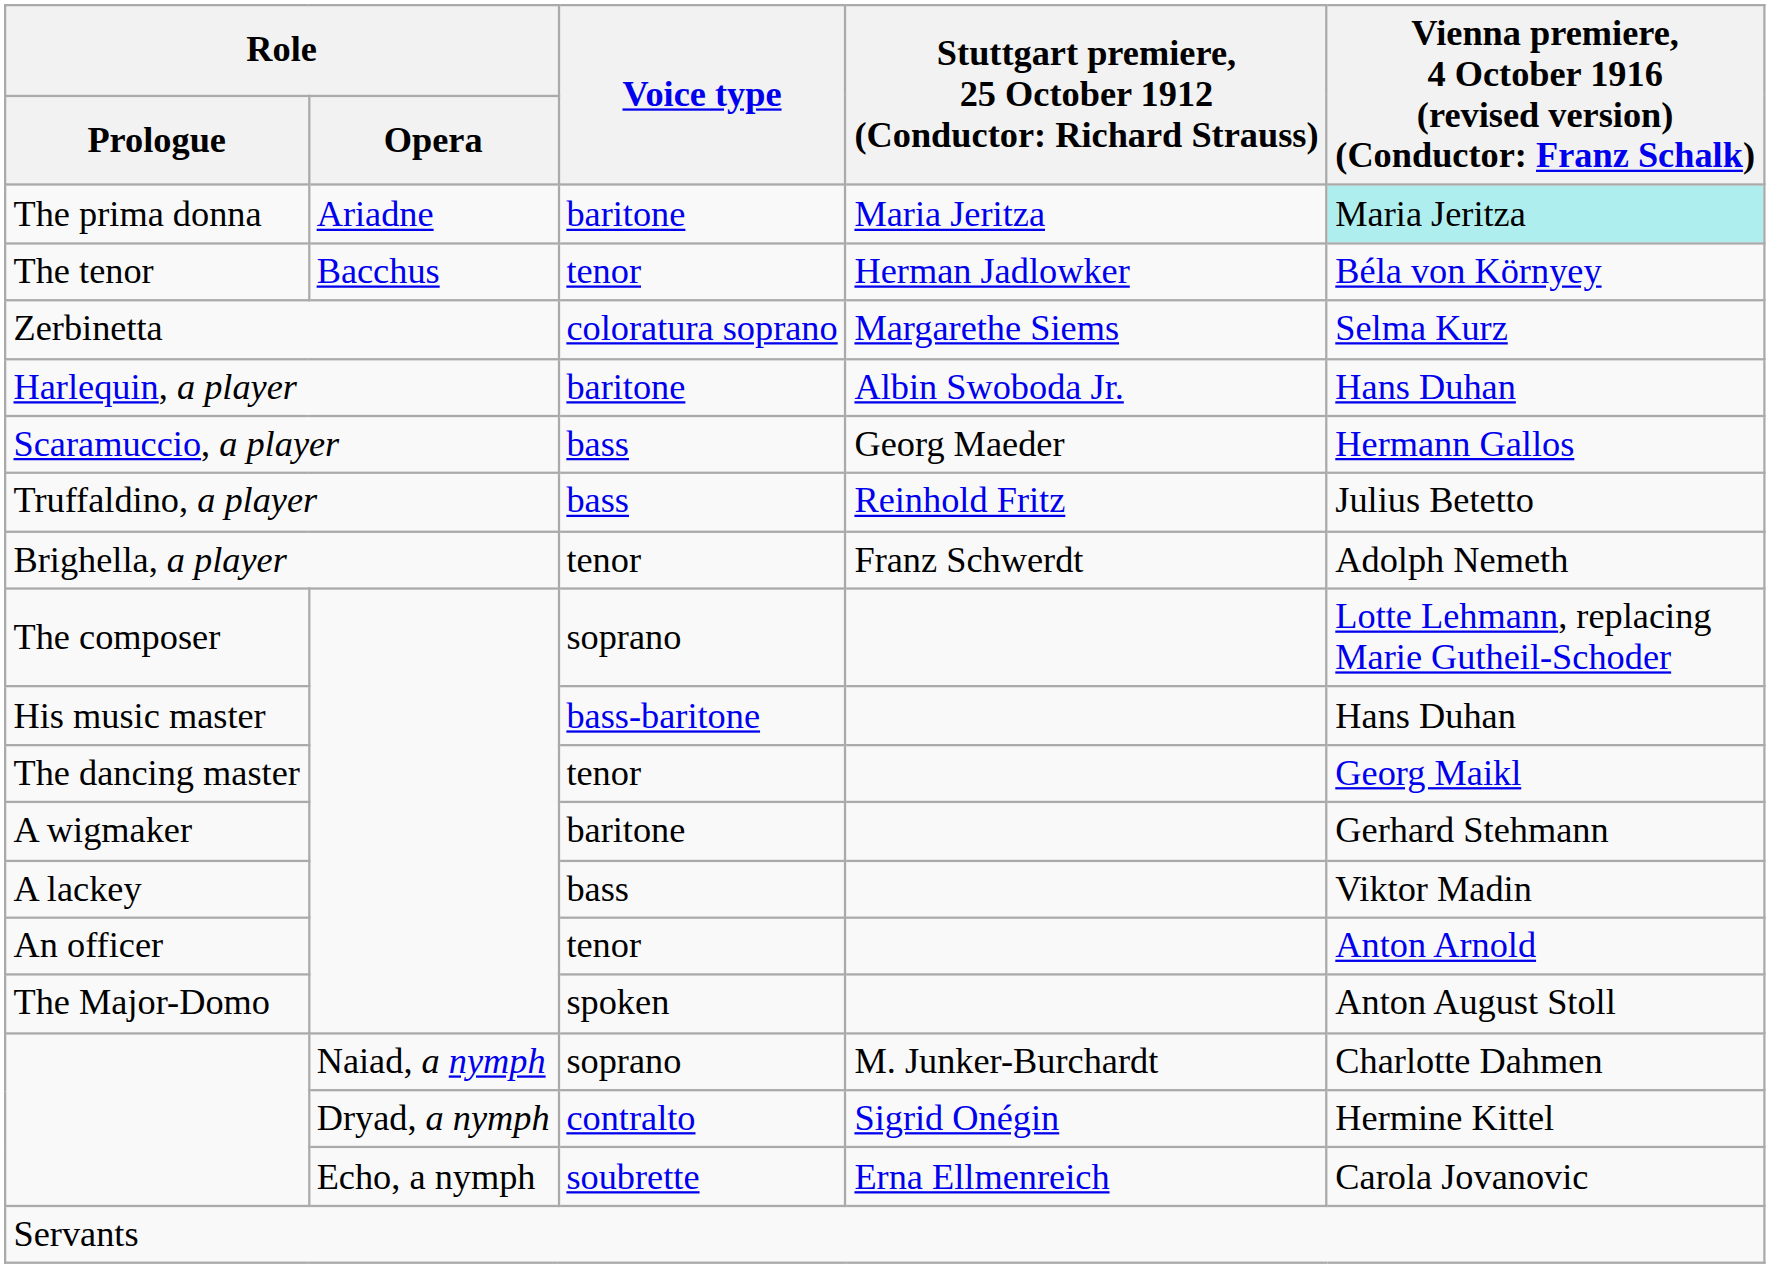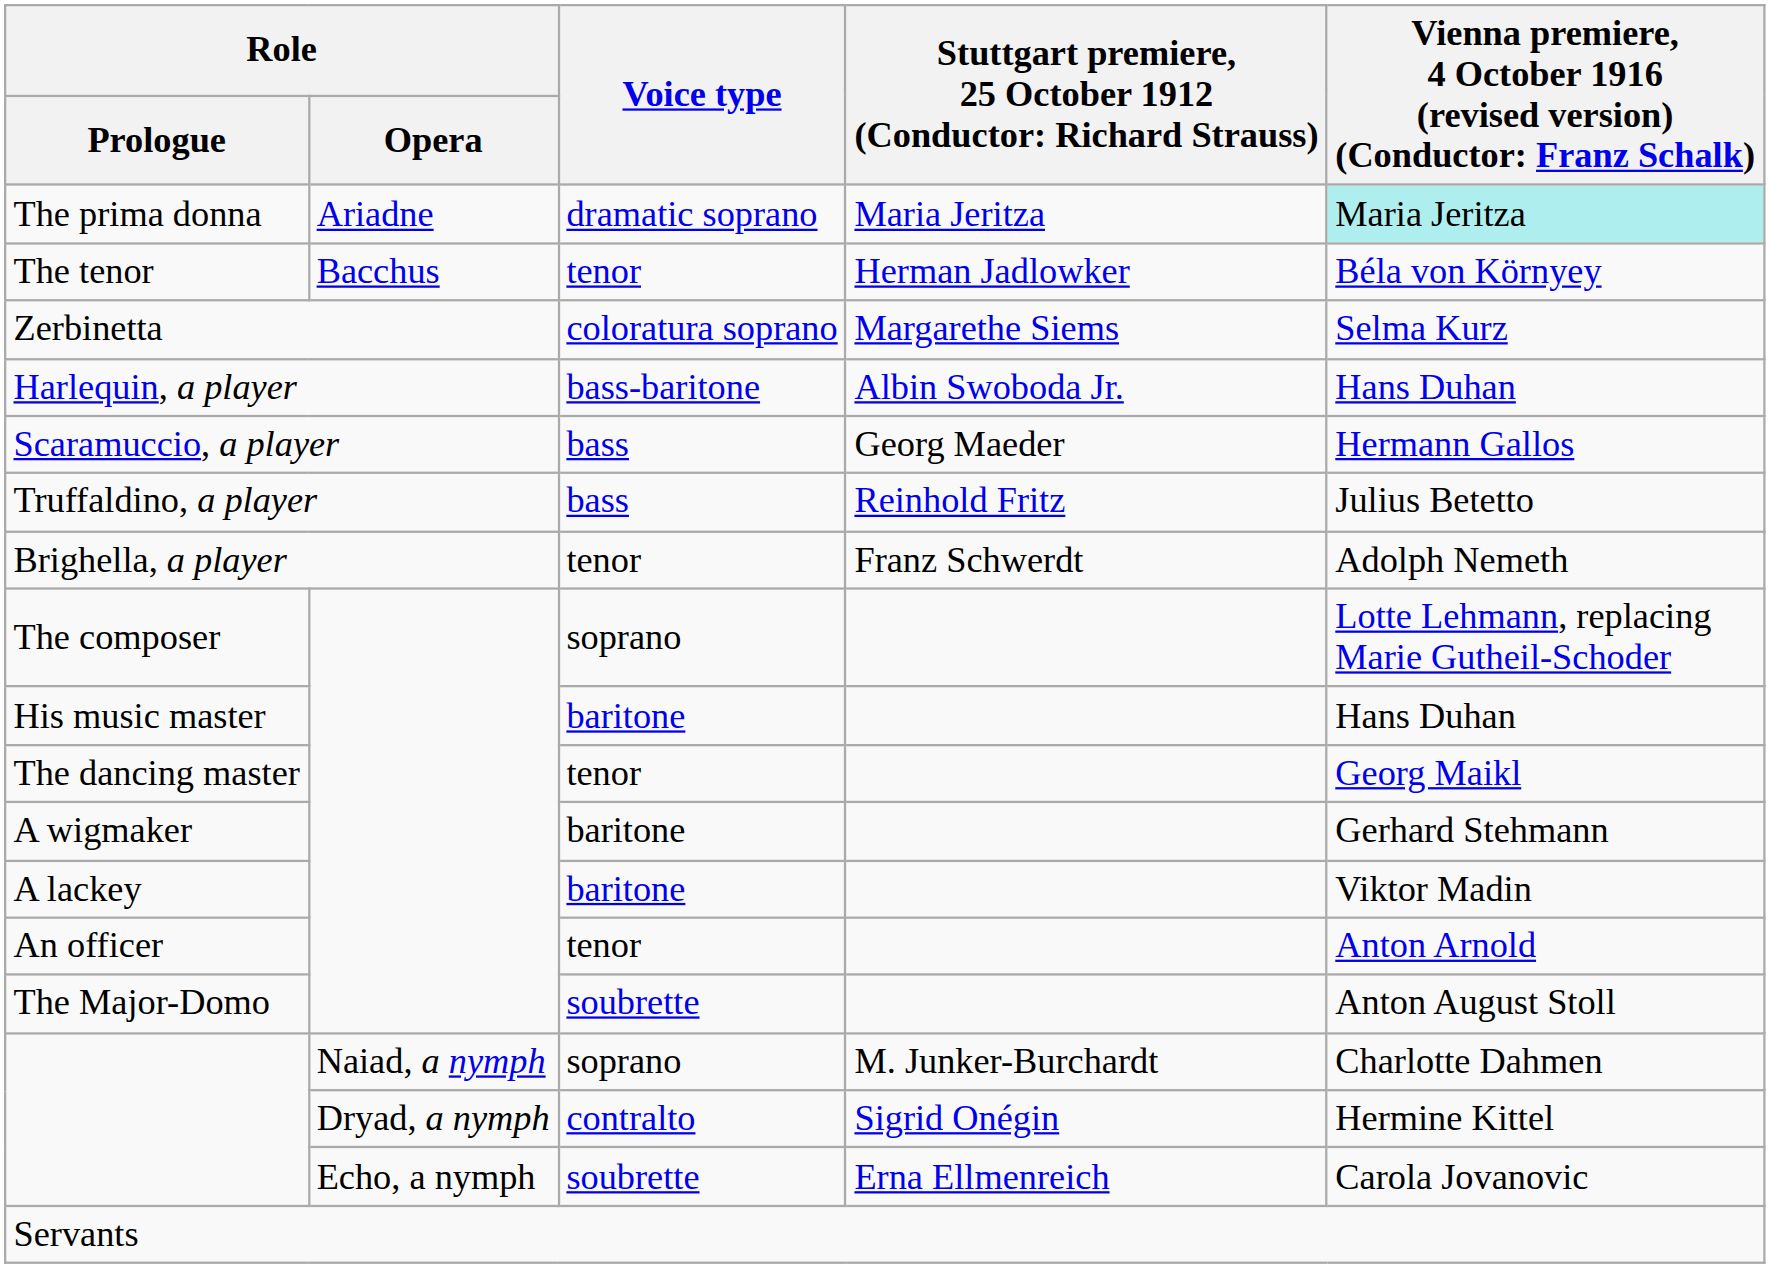(626, 213) baritone -> (692, 213) dramatic soprano
(626, 386) baritone -> (663, 386) bass-baritone
(663, 715) bass-baritone -> (626, 715) baritone
(598, 887) bass -> (626, 887) baritone
(618, 1003) spoken -> (633, 1003) soubrette
